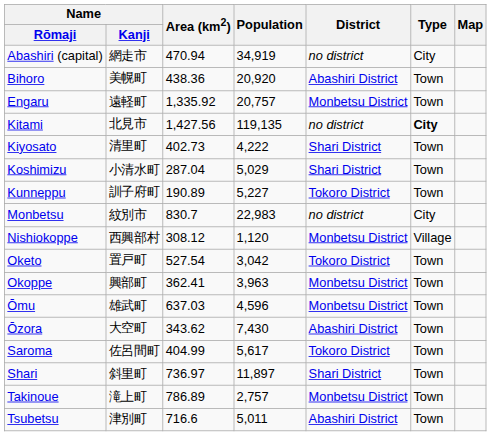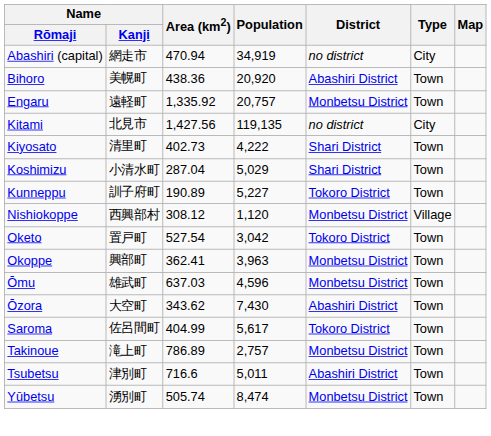(425, 124) bold -> (424, 124) normal
- row: (35, 215)
- row: (22, 374)
+ row: (31, 396)
